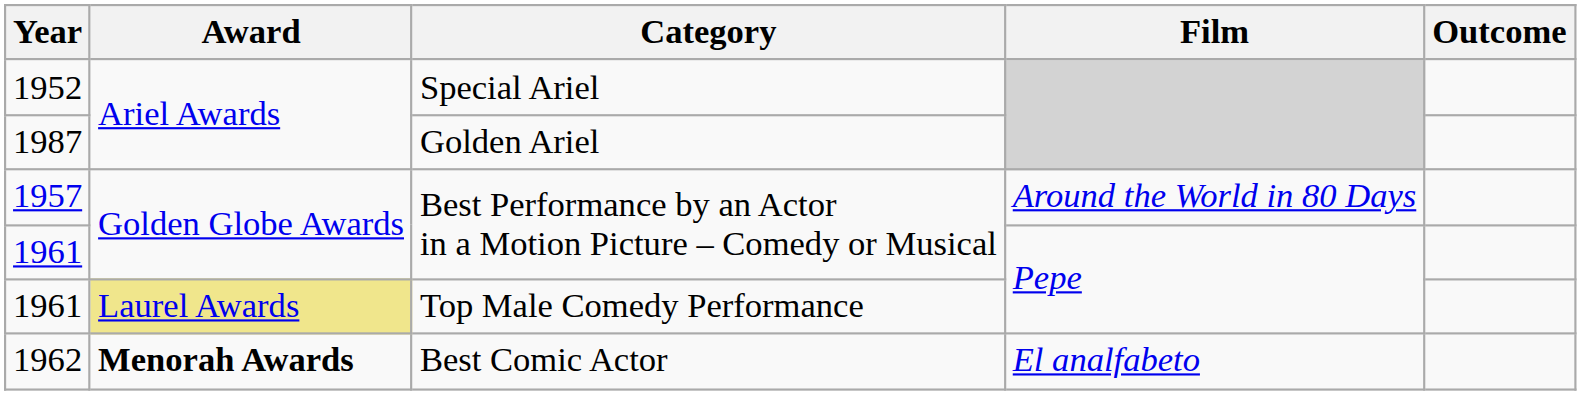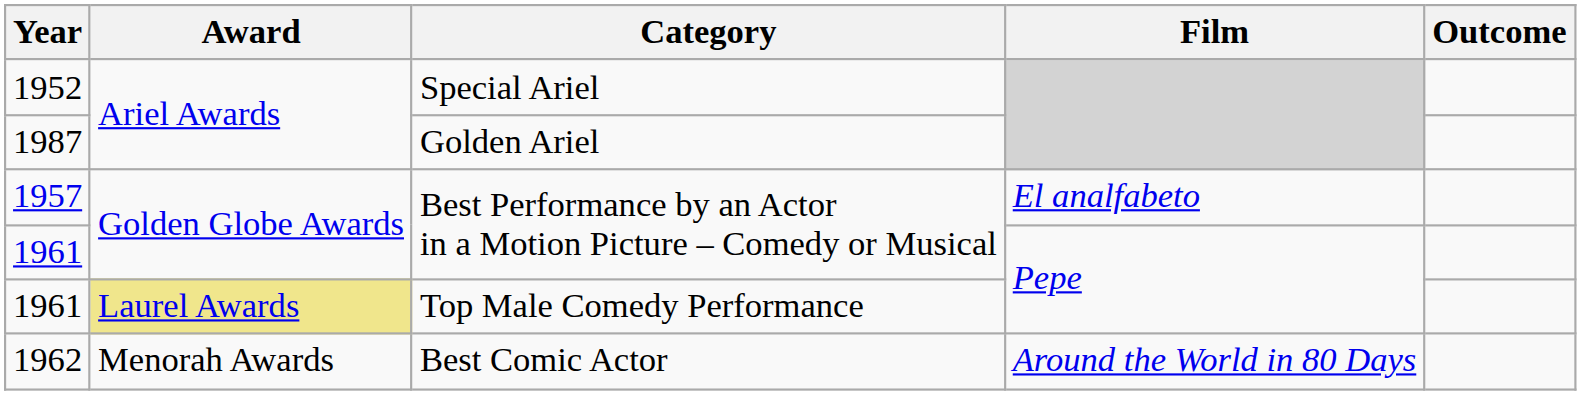(1215, 196) Around the World in 80 Days -> (1106, 196) El analfabeto
(226, 360) bold -> (216, 360) normal
(1106, 360) El analfabeto -> (1215, 360) Around the World in 80 Days
